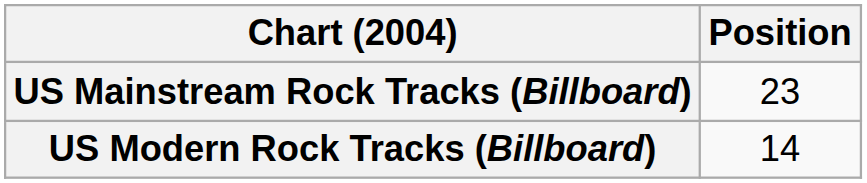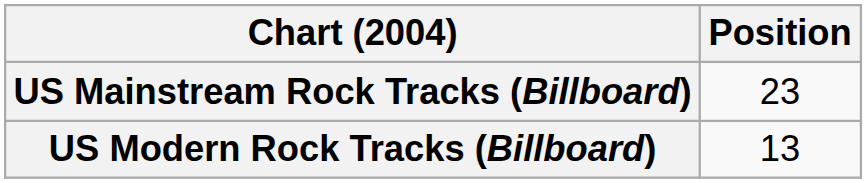(780, 148) 14 -> (780, 148) 13
